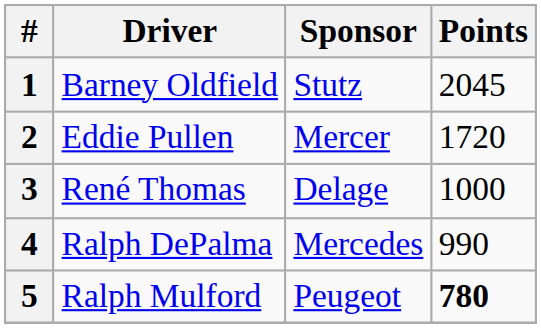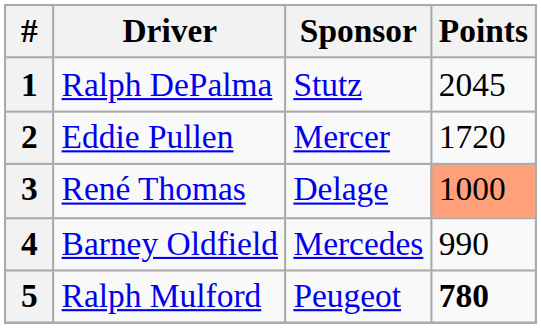(170, 84) Barney Oldfield -> (167, 84) Ralph DePalma
(472, 190) no background -> (472, 190) lightsalmon background
(167, 243) Ralph DePalma -> (170, 243) Barney Oldfield
